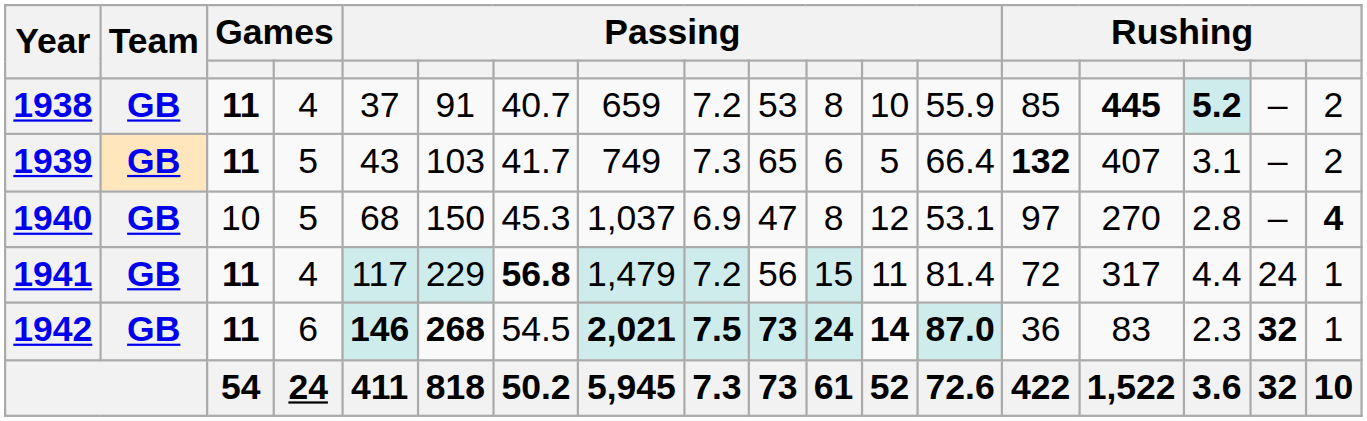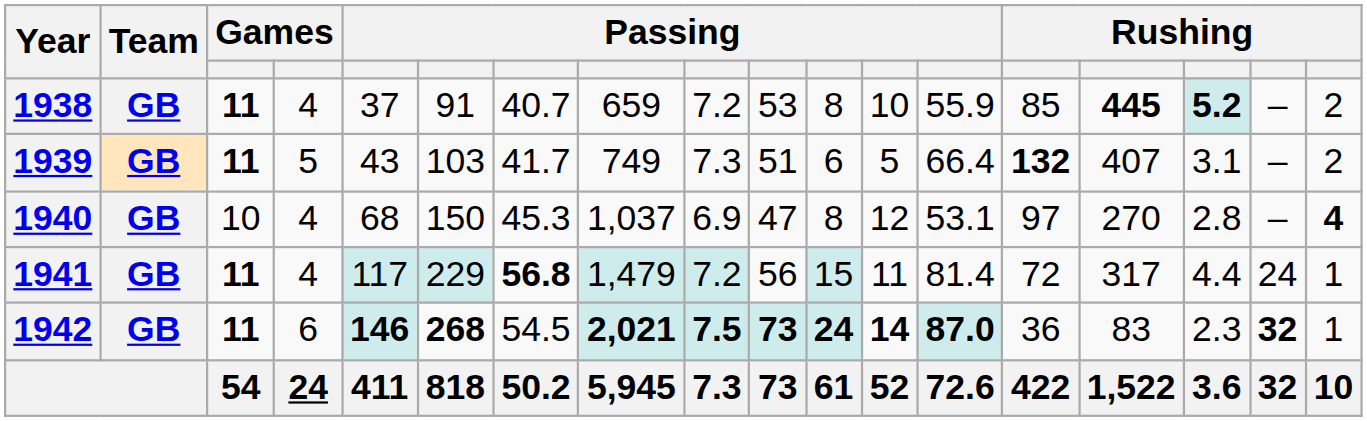(778, 161) 65 -> (778, 161) 51
(308, 218) 5 -> (308, 218) 4
